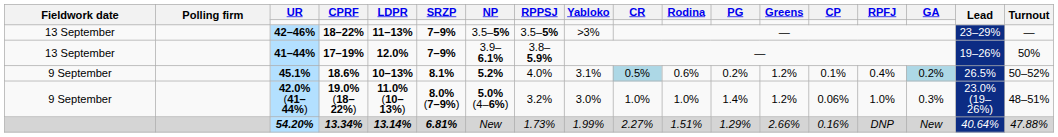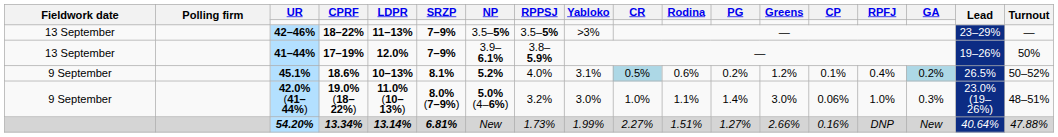(686, 99) 1.0% -> (686, 99) 1.1%
(784, 99) 1.2% -> (784, 99) 3.0%
(735, 125) 1.29% -> (735, 125) 1.27%
